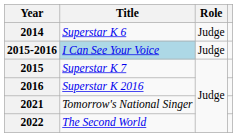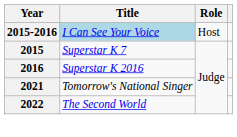- row: (32, 31)
(211, 50) Judge -> (209, 31) Host
